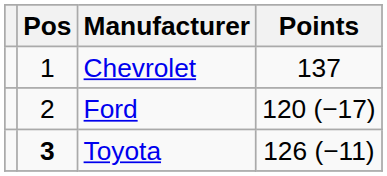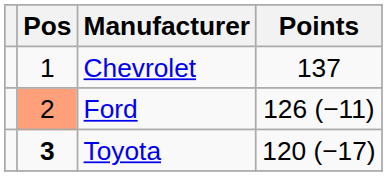(47, 109) no background -> (47, 109) lightsalmon background
(319, 109) 120 (−17) -> (319, 109) 126 (−11)
(319, 151) 126 (−11) -> (319, 151) 120 (−17)
